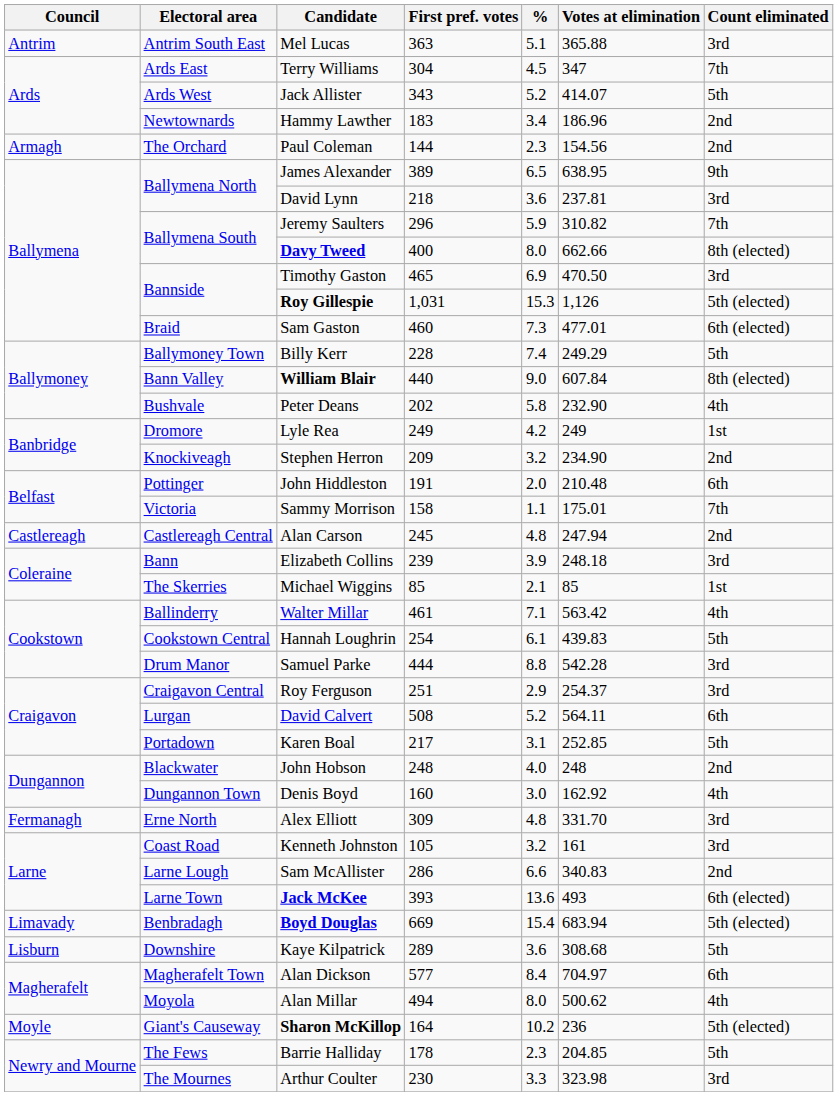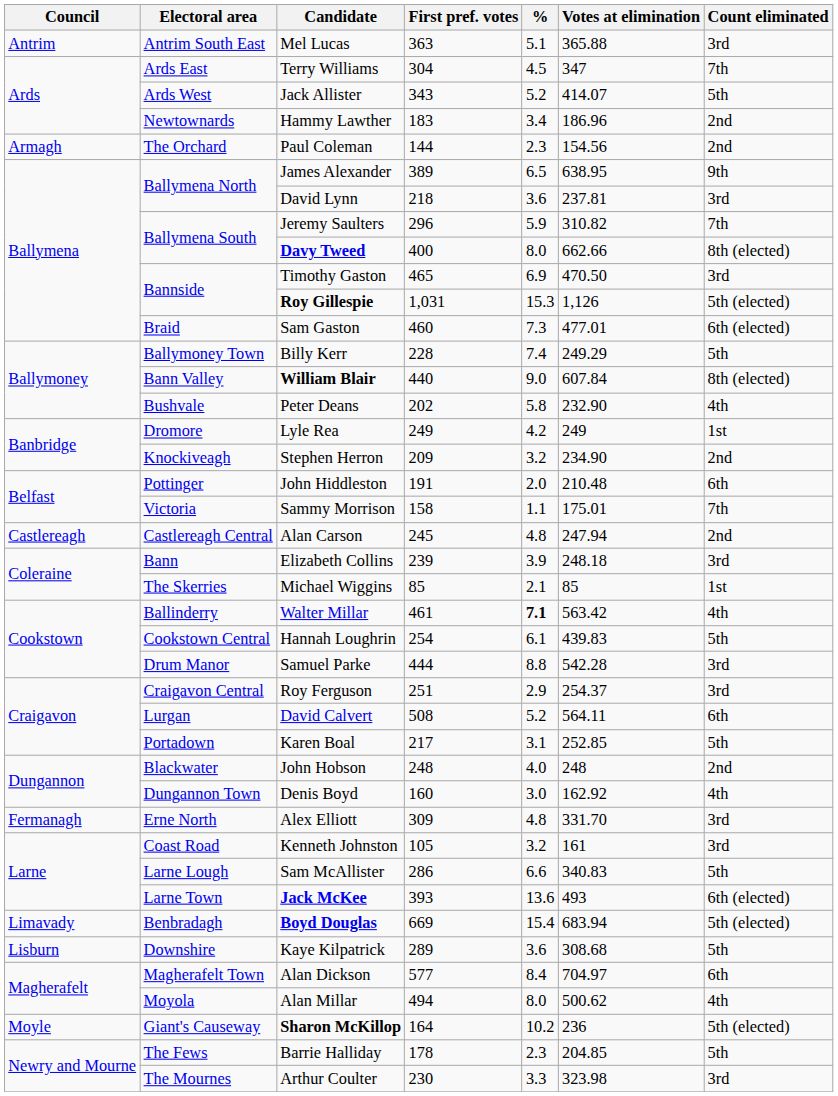(536, 612) normal -> (536, 612) bold
(720, 871) 2nd -> (718, 871) 5th
